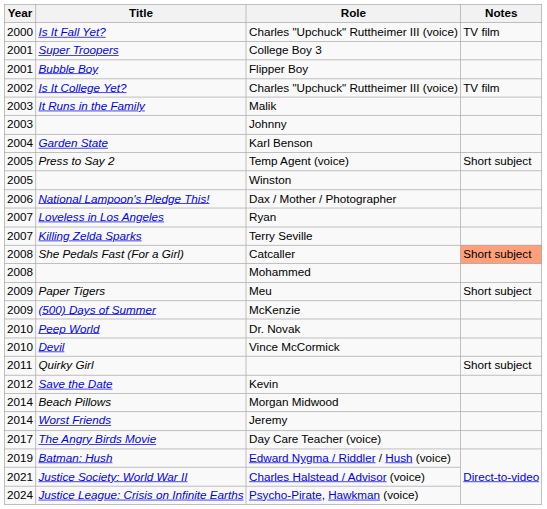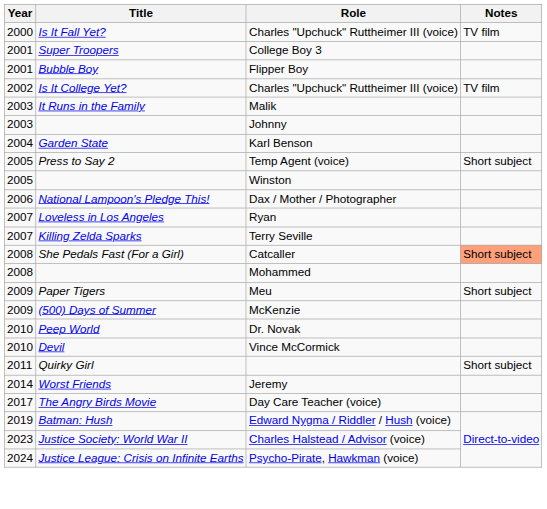- row: (75, 384)
- row: (75, 402)
(20, 476) 2021 -> (20, 439) 2023
